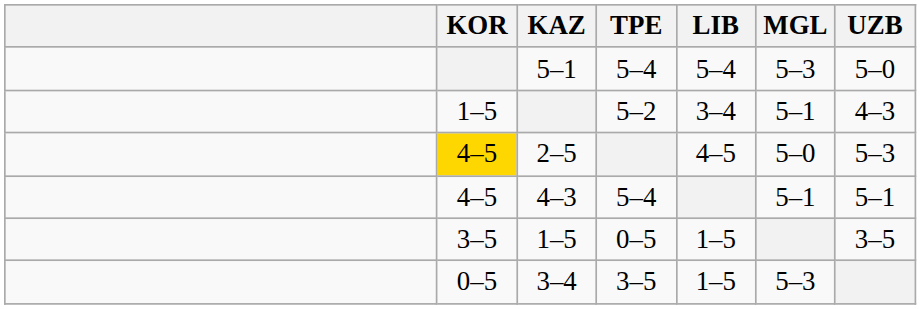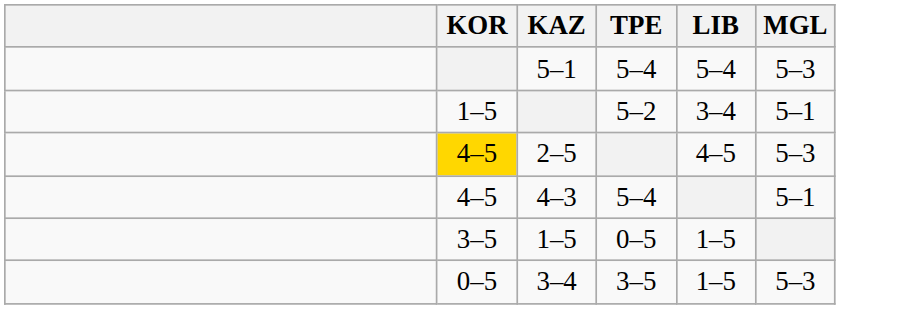- column: (875, 25)
(795, 153) 5–0 -> (795, 153) 5–3
